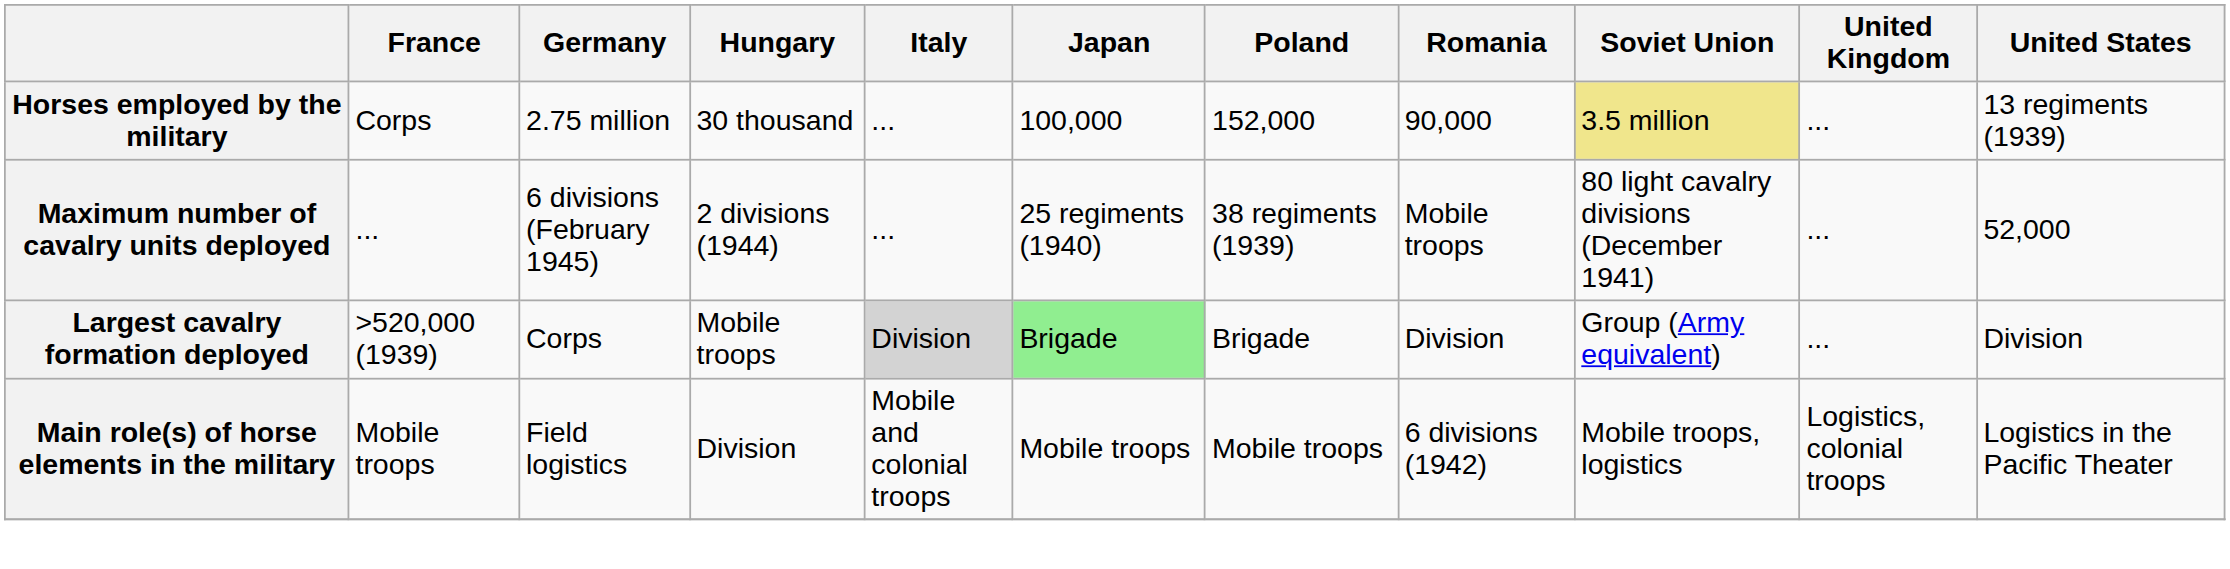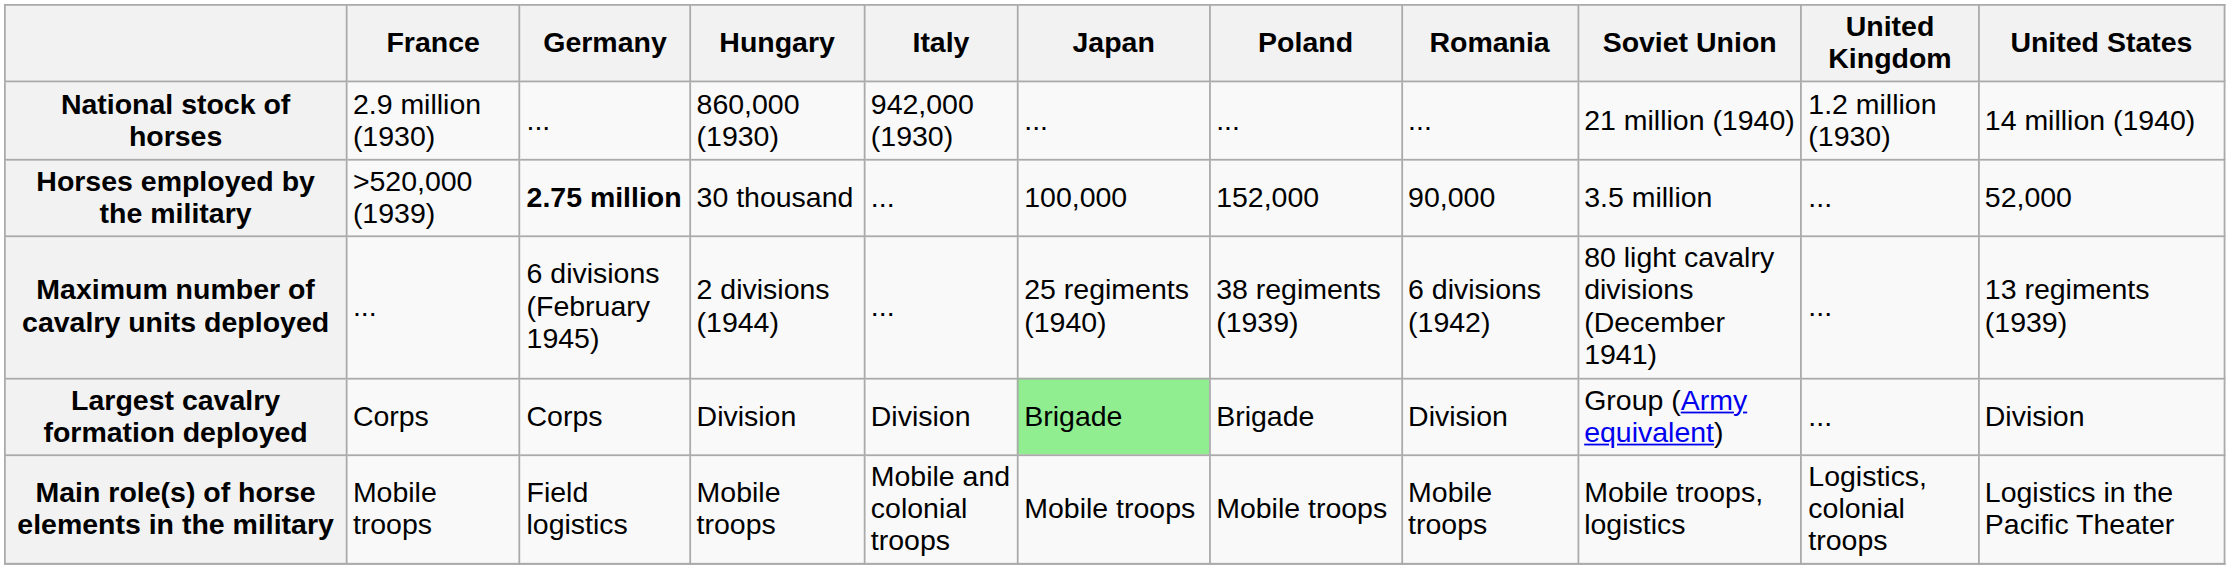+ row: (176, 120)
(393, 120) Corps -> (413, 197) >520,000 (1939)
(598, 120) normal -> (604, 197) bold
(1645, 120) khaki background -> (1648, 197) no background
(2066, 120) 13 regiments (1939) -> (2028, 197) 52,000
(1447, 229) Mobile troops -> (1475, 306) 6 divisions (1942)
(2027, 229) 52,000 -> (2067, 306) 13 regiments (1939)
(415, 338) >520,000 (1939) -> (391, 416) Corps
(738, 338) Mobile troops -> (746, 416) Division
(921, 338) lightgrey background -> (921, 416) no background
(746, 448) Division -> (739, 509) Mobile troops
(1471, 448) 6 divisions (1942) -> (1450, 509) Mobile troops
